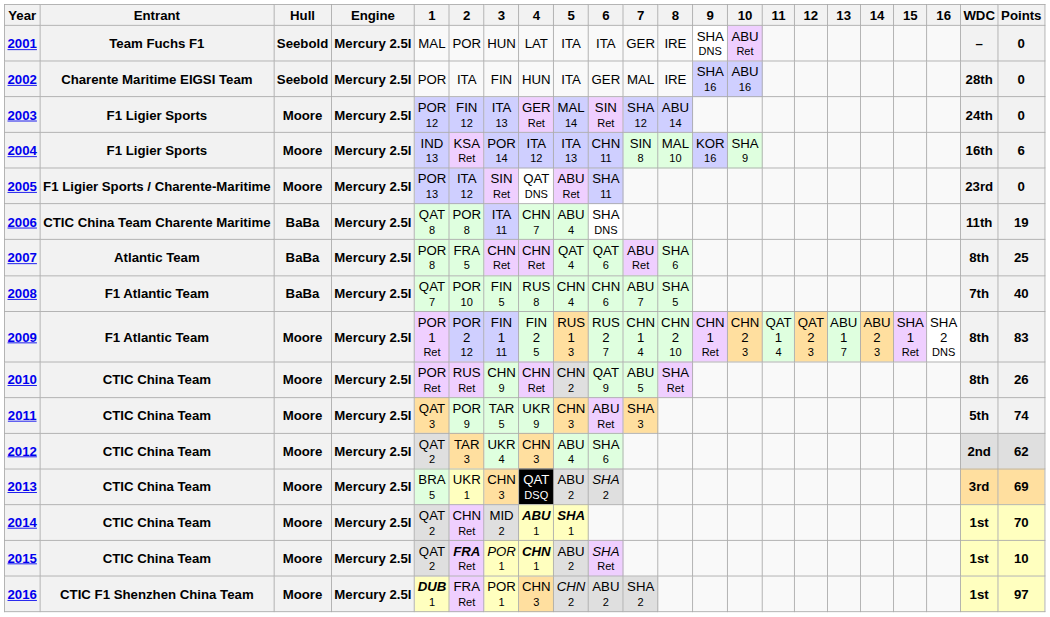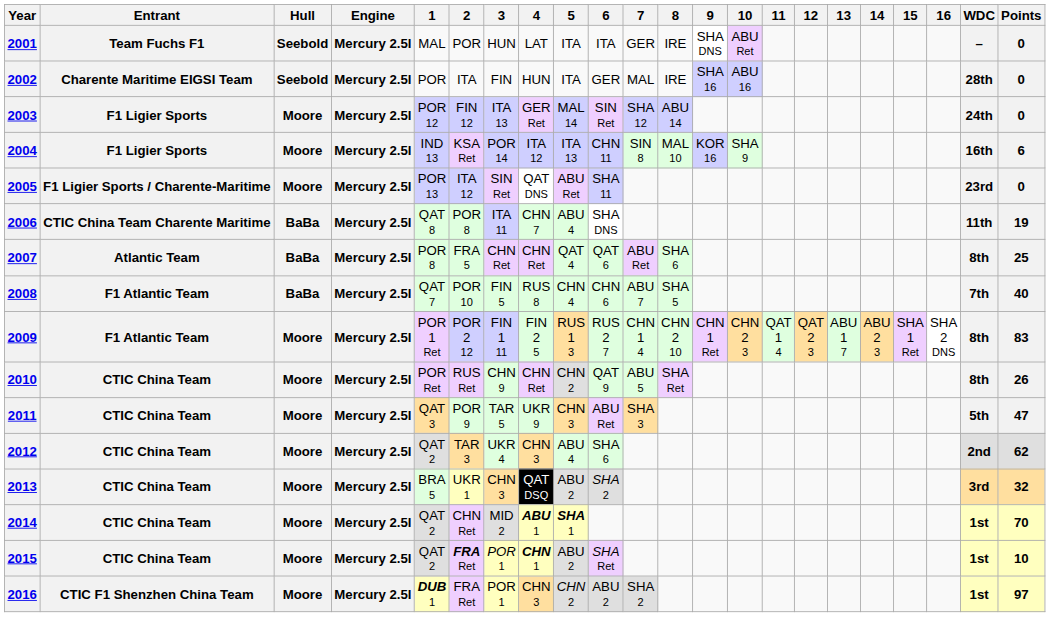(1021, 415) 74 -> (1021, 415) 47
(1021, 487) 69 -> (1021, 487) 32
